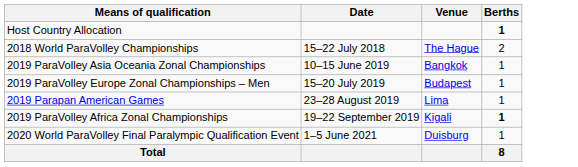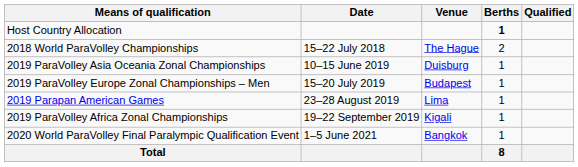+ column: (548, 13)
(446, 65) Bangkok -> (446, 65) Duisburg
(502, 118) bold -> (502, 118) normal
(446, 135) Duisburg -> (446, 135) Bangkok
